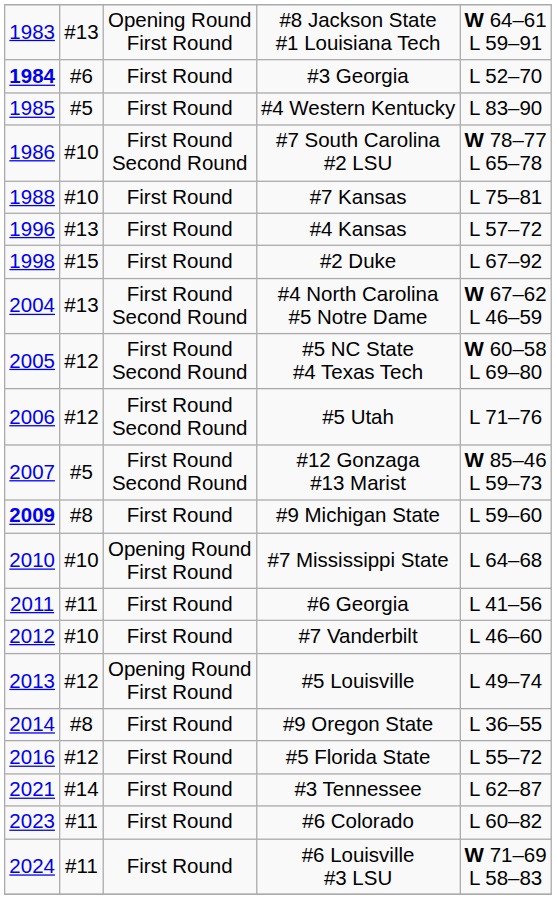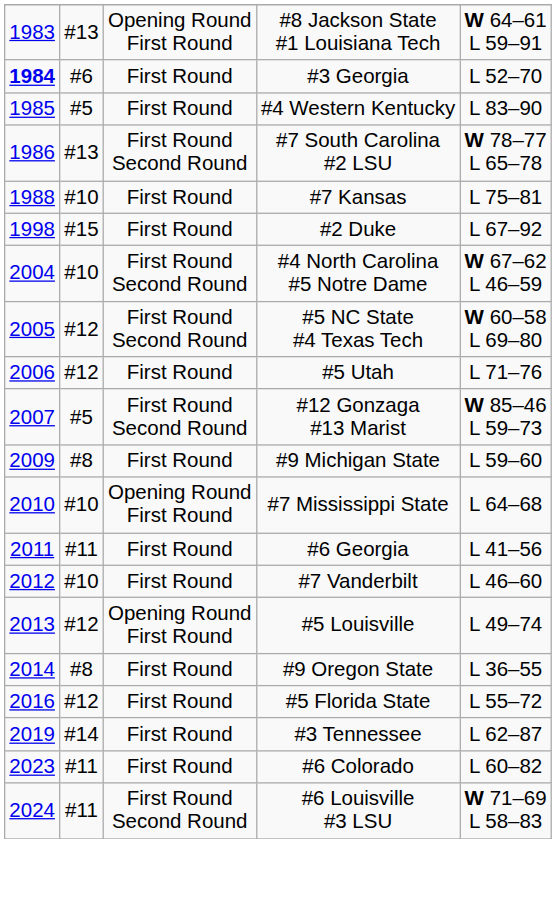(81, 152) #10 -> (81, 152) #13
- row: (358, 229)
(81, 305) #13 -> (81, 273) #10
(180, 416) First Round Second Round -> (180, 372) First Round
(32, 516) bold -> (32, 460) normal
(32, 789) 2021 -> (32, 734) 2019
(180, 866) First Round -> (180, 810) First Round Second Round
